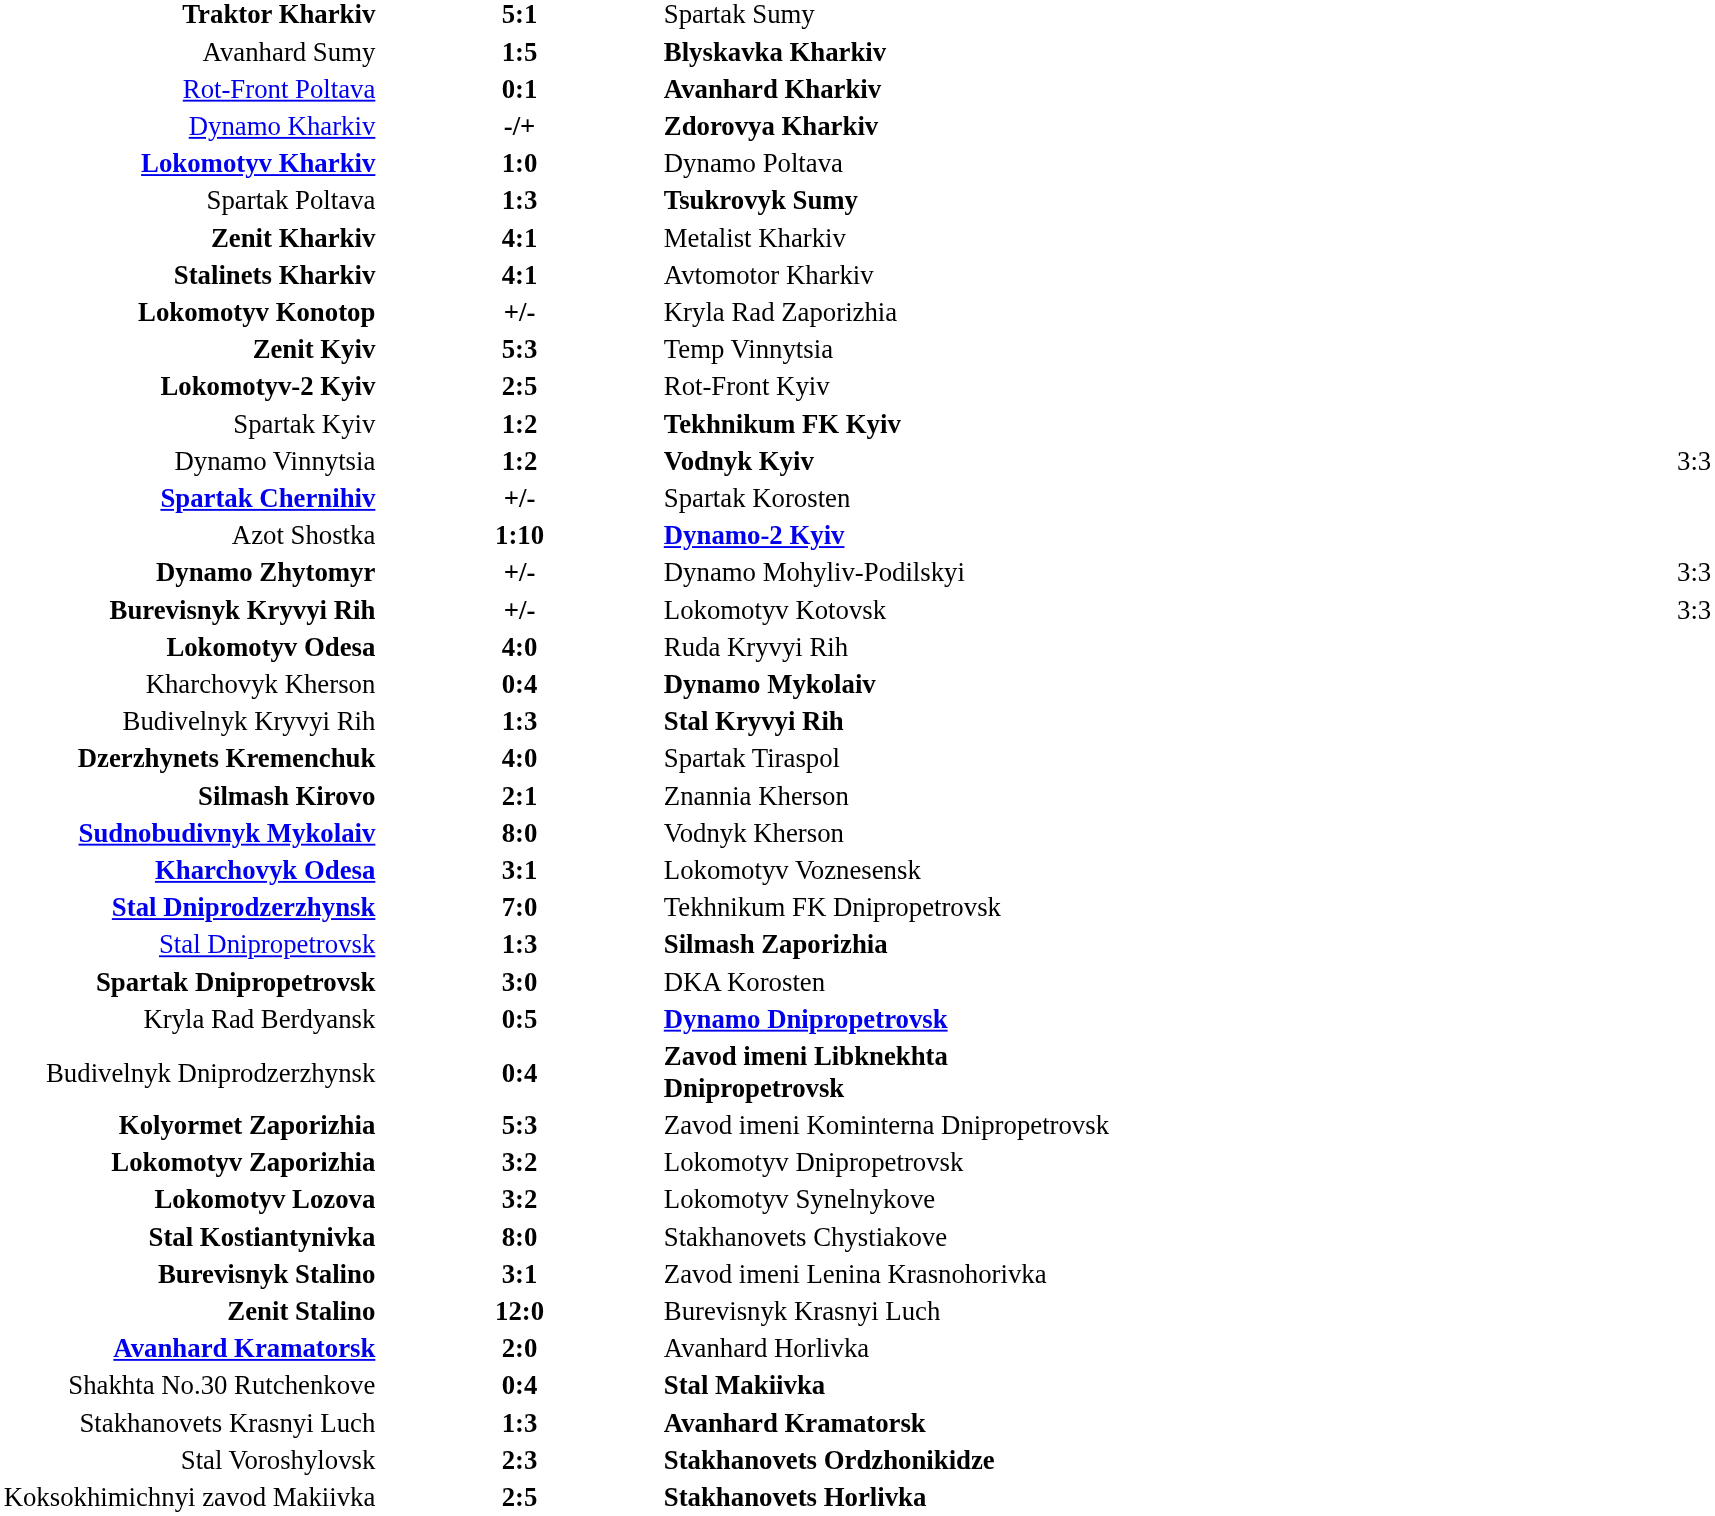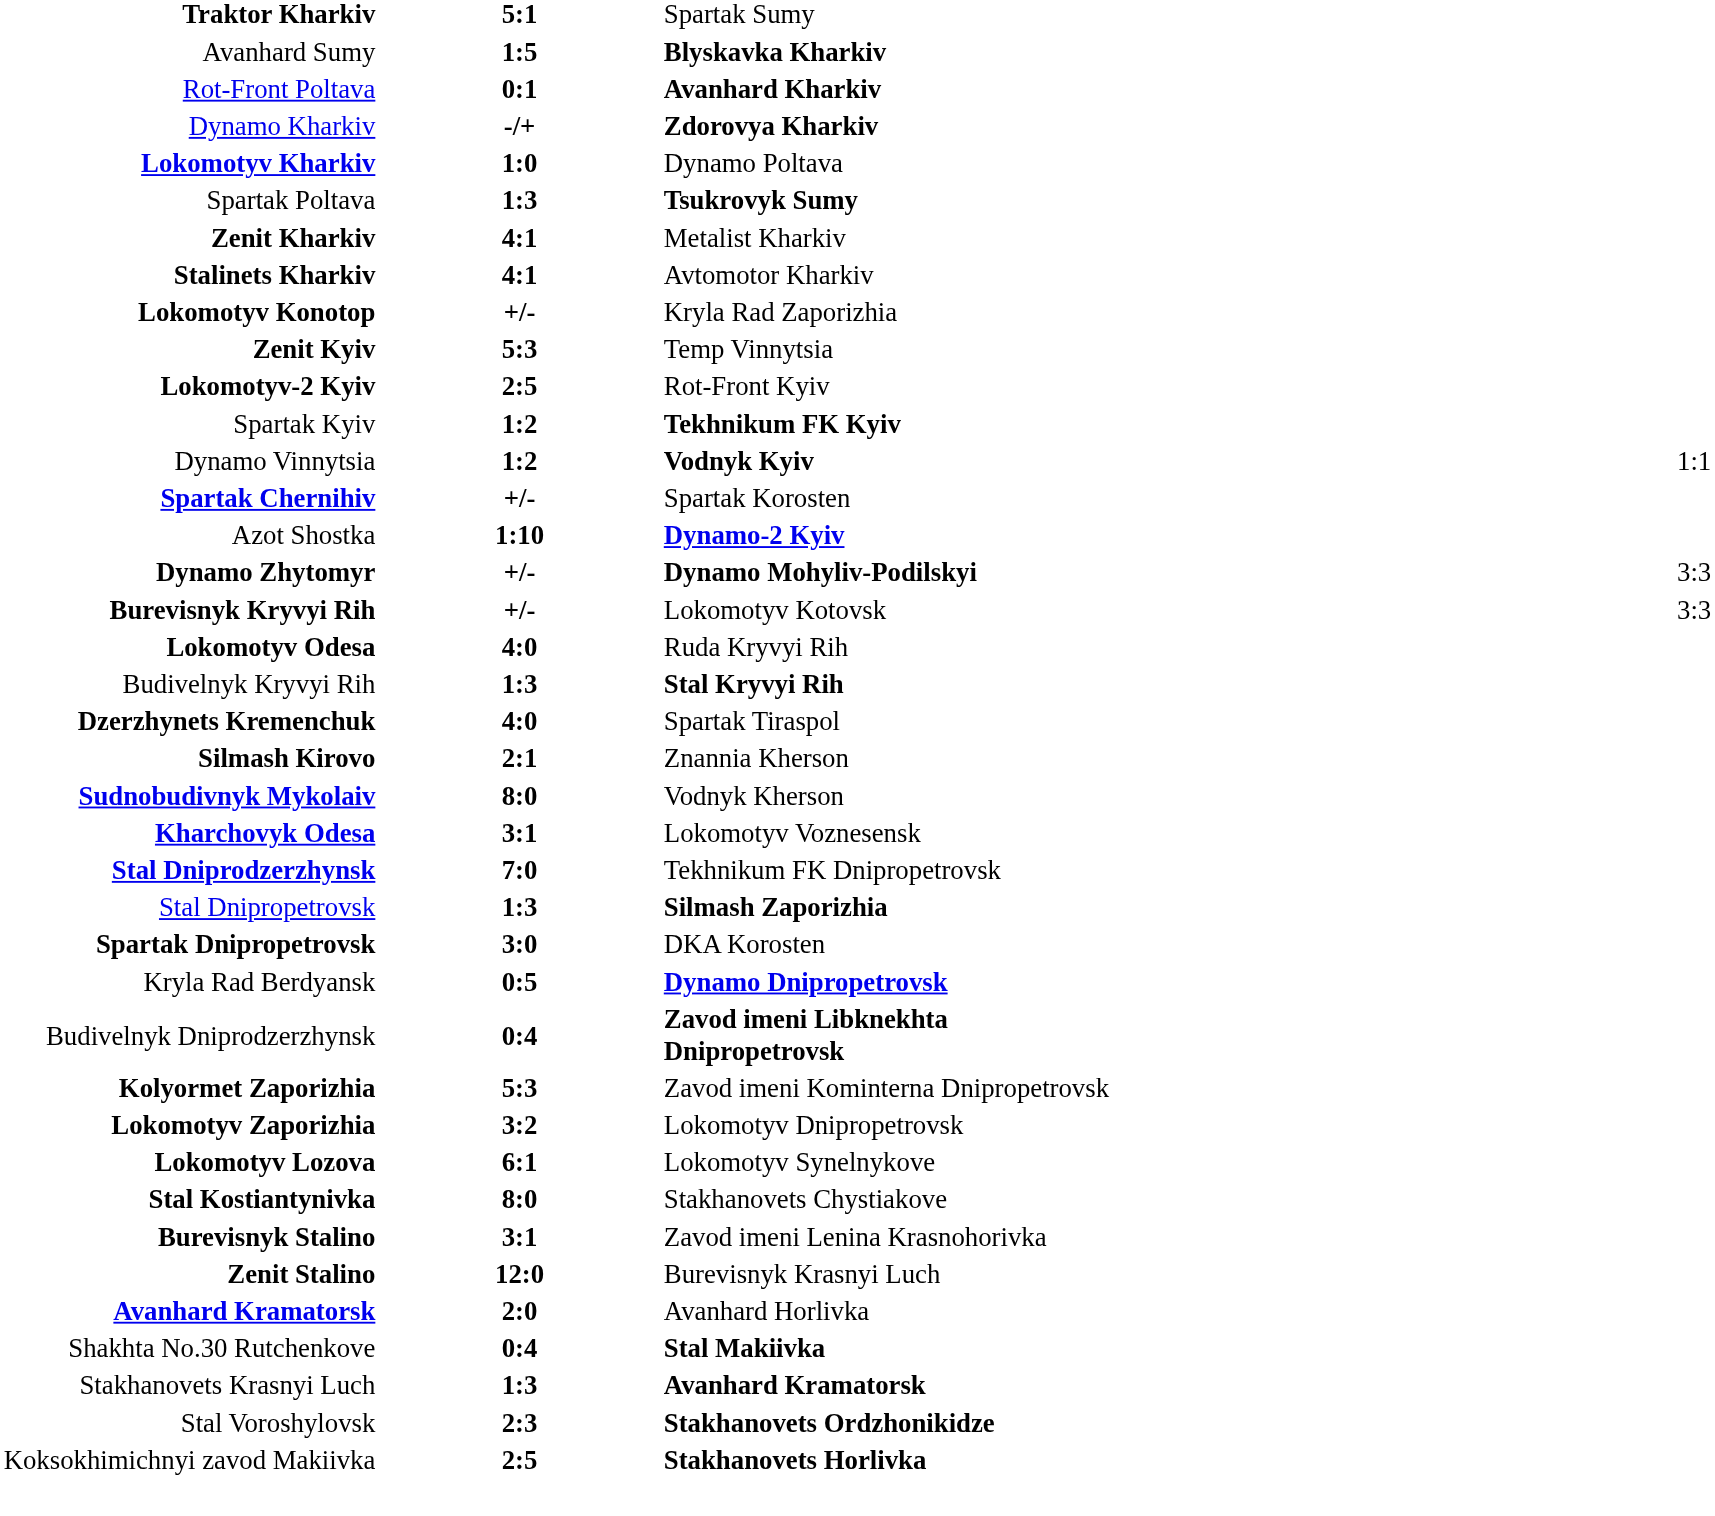(1694, 461) 3:3 -> (1694, 461) 1:1
(814, 572) normal -> (820, 572) bold
- row: (260, 684)
(520, 1199) 3:2 -> (520, 1162) 6:1
